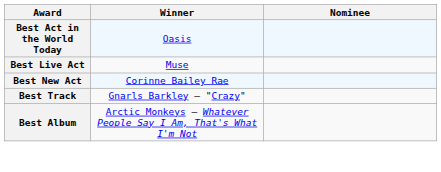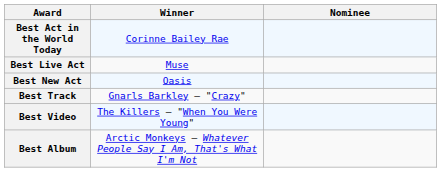(177, 39) Oasis -> (177, 39) Corinne Bailey Rae
(177, 80) Corinne Bailey Rae -> (177, 80) Oasis
+ row: (48, 117)
